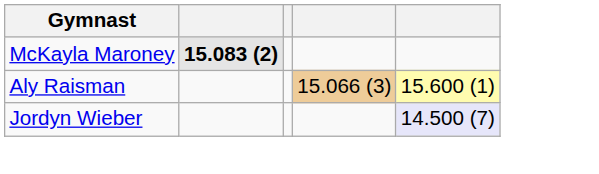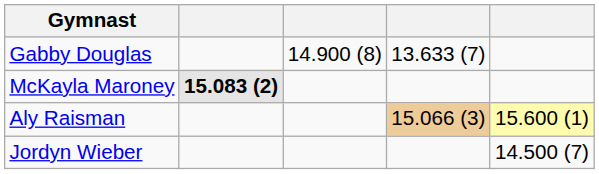+ row: (81, 53)
(448, 119) lavender background -> (542, 151) no background
